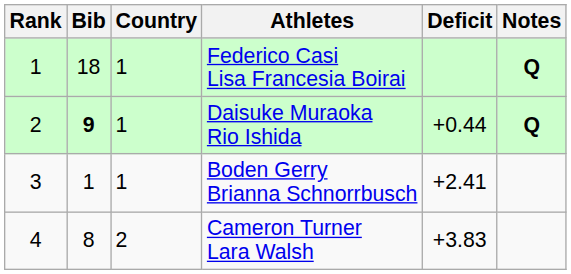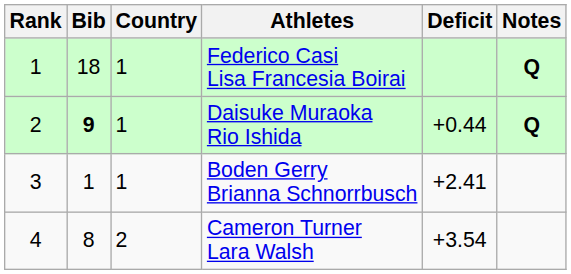(460, 240) +3.83 -> (460, 240) +3.54
